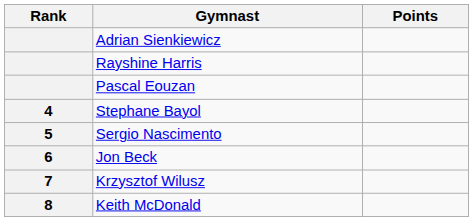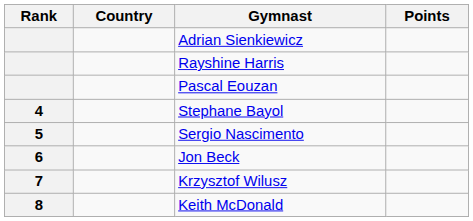+ column: (124, 16)
